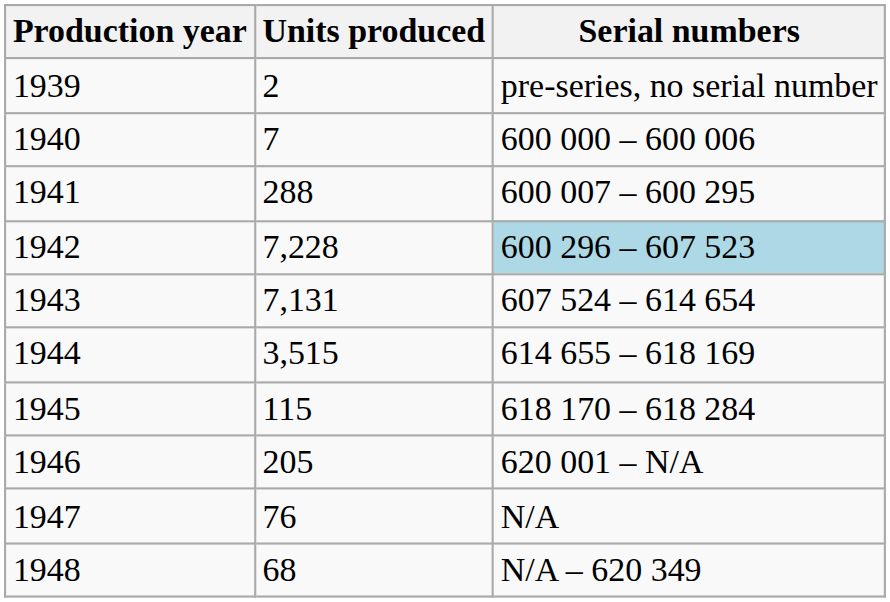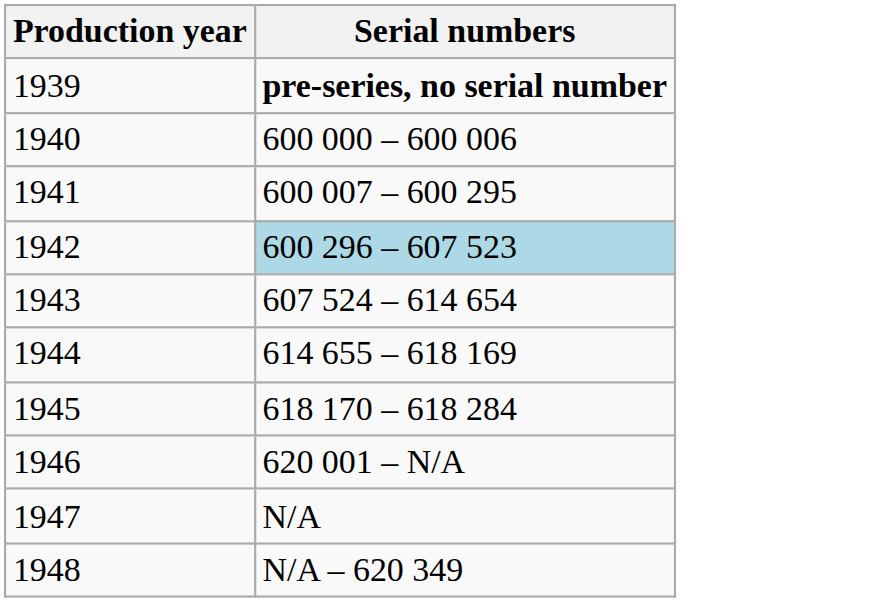- column: (374, 31)
(689, 85) normal -> (465, 85) bold
